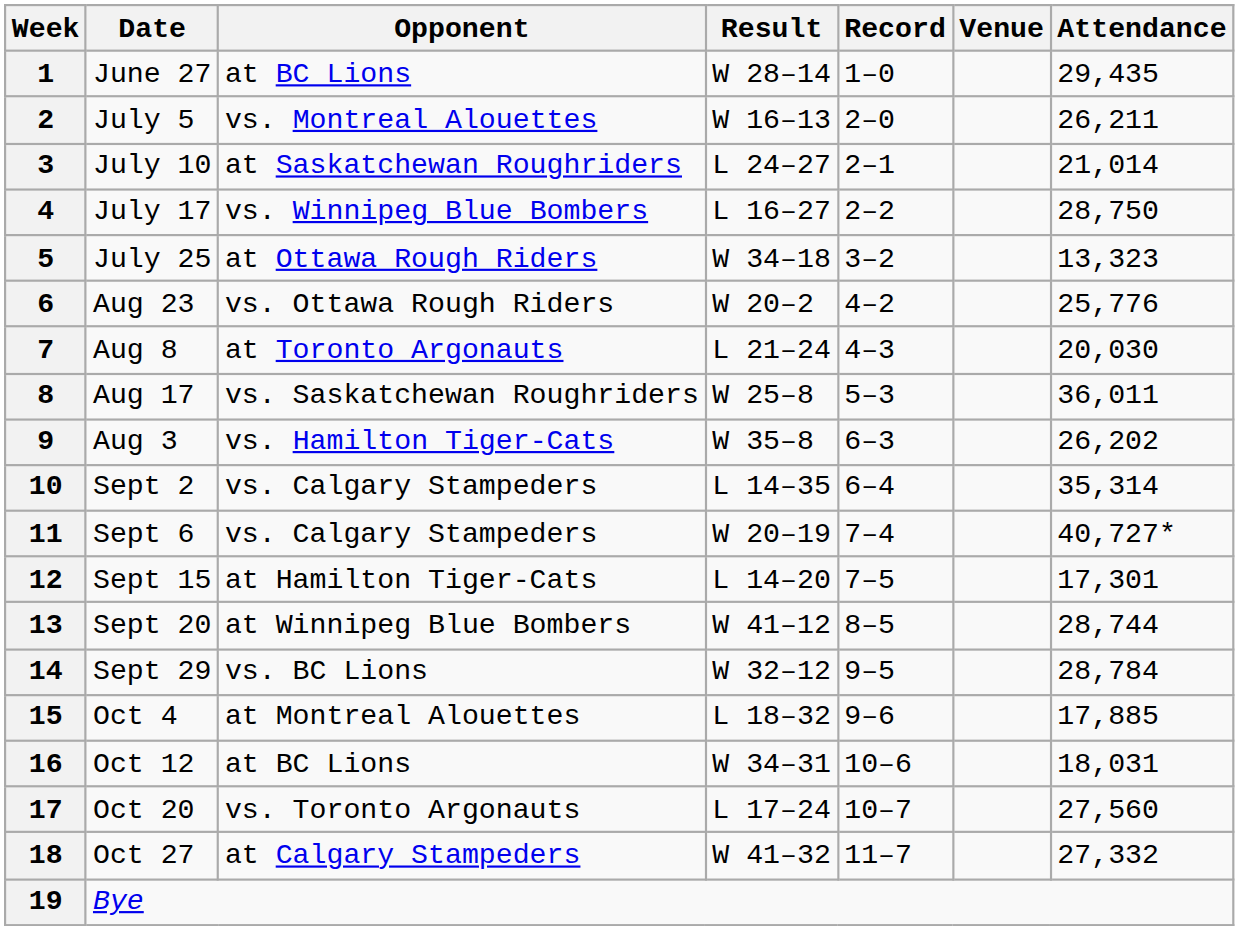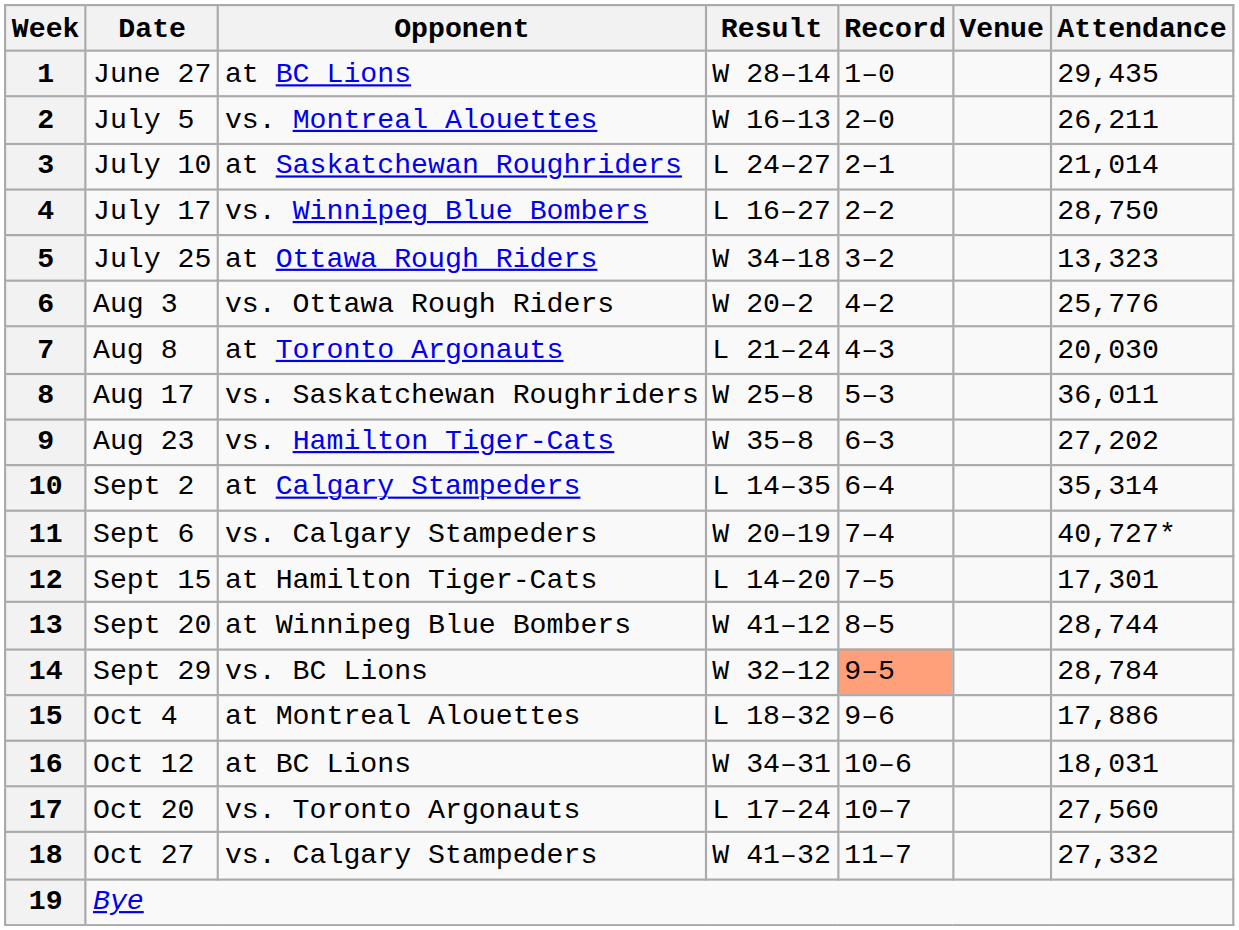(144, 304) Aug 23 -> (135, 304) Aug 3
(135, 442) Aug 3 -> (144, 442) Aug 23
(1108, 442) 26,202 -> (1108, 442) 27,202
(411, 488) vs. Calgary Stampeders -> (403, 488) at Calgary Stampeders
(870, 672) no background -> (870, 672) lightsalmon background
(1108, 718) 17,885 -> (1108, 718) 17,886
(403, 856) at Calgary Stampeders -> (411, 856) vs. Calgary Stampeders
